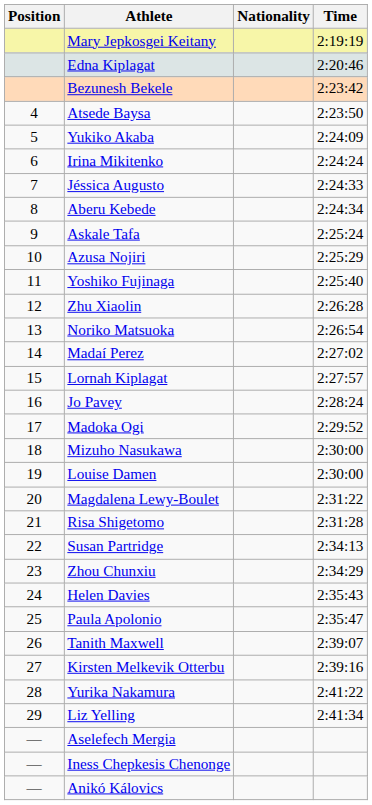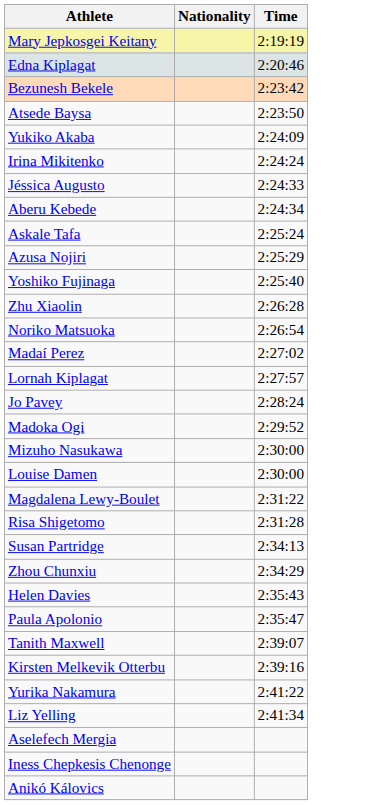- column: (34, 16)
